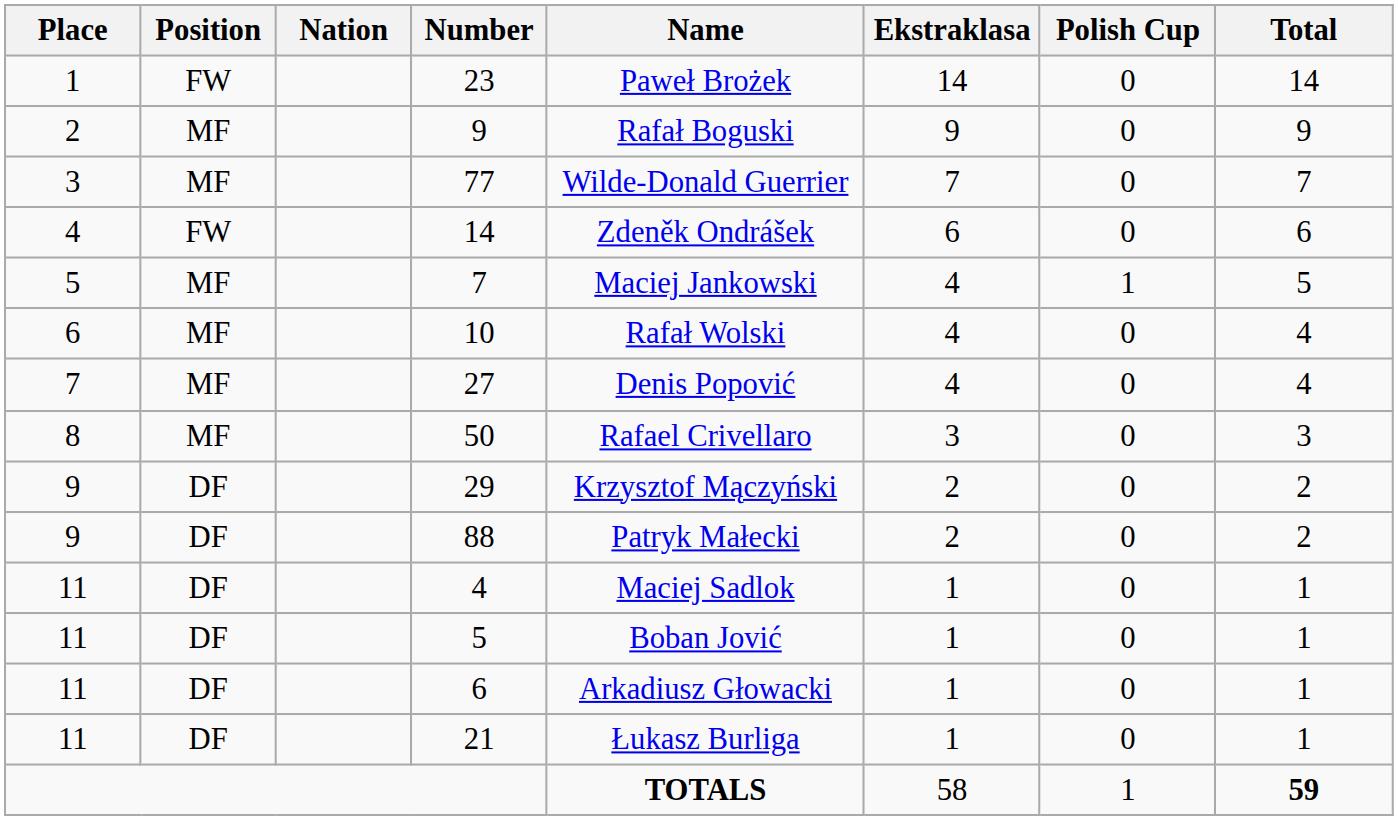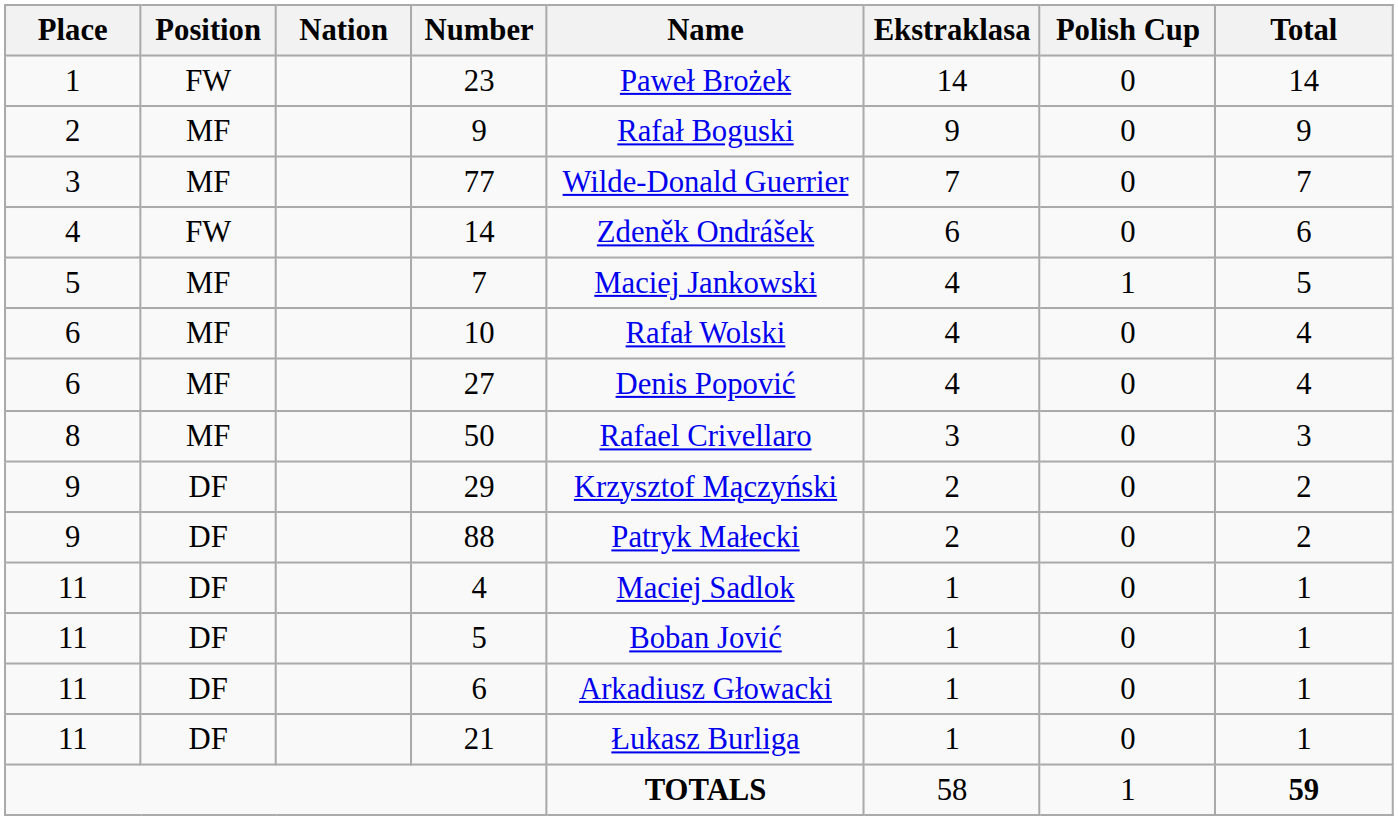(73, 384) 7 -> (73, 384) 6
